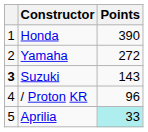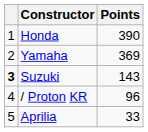(129, 56) 272 -> (129, 56) 369
(133, 117) paleturquoise background -> (133, 117) no background
